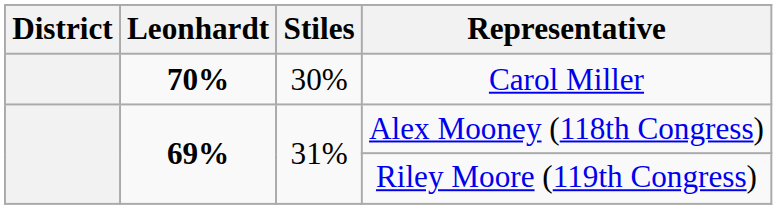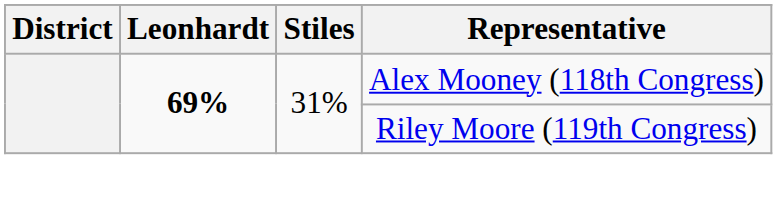- row: (566, 78)
